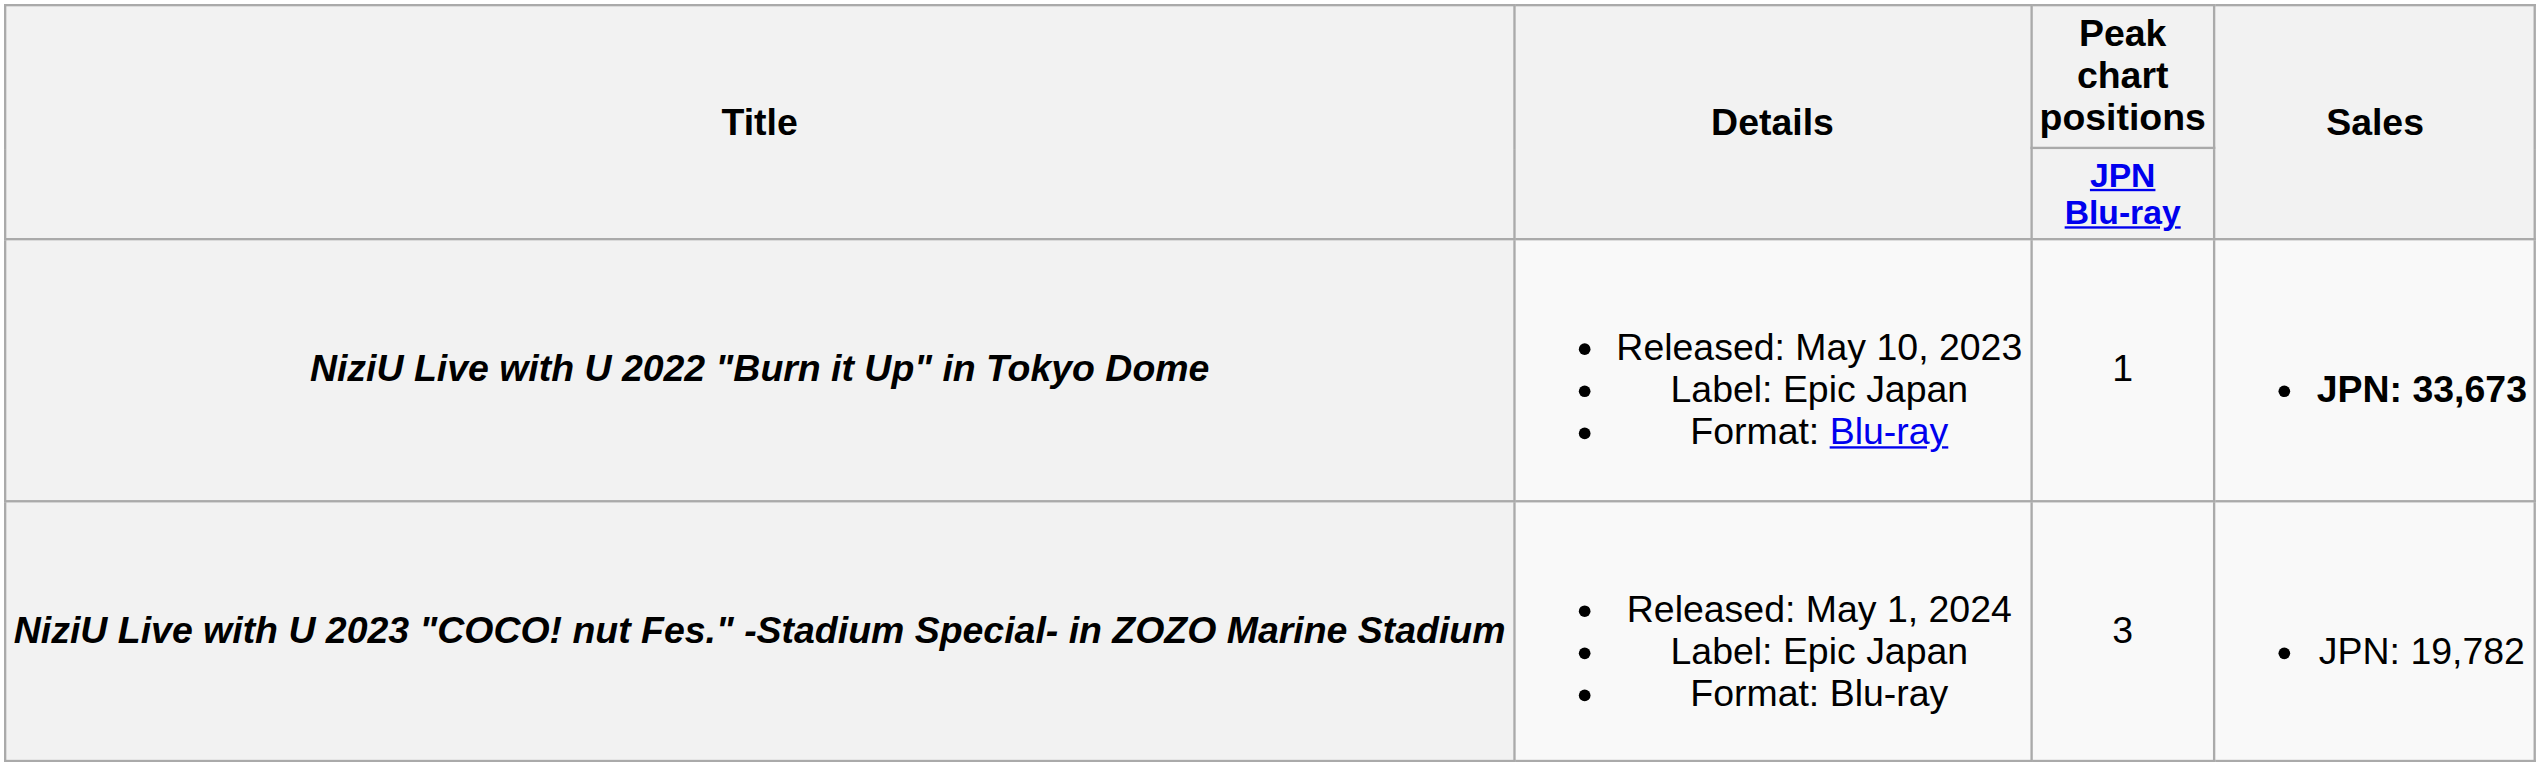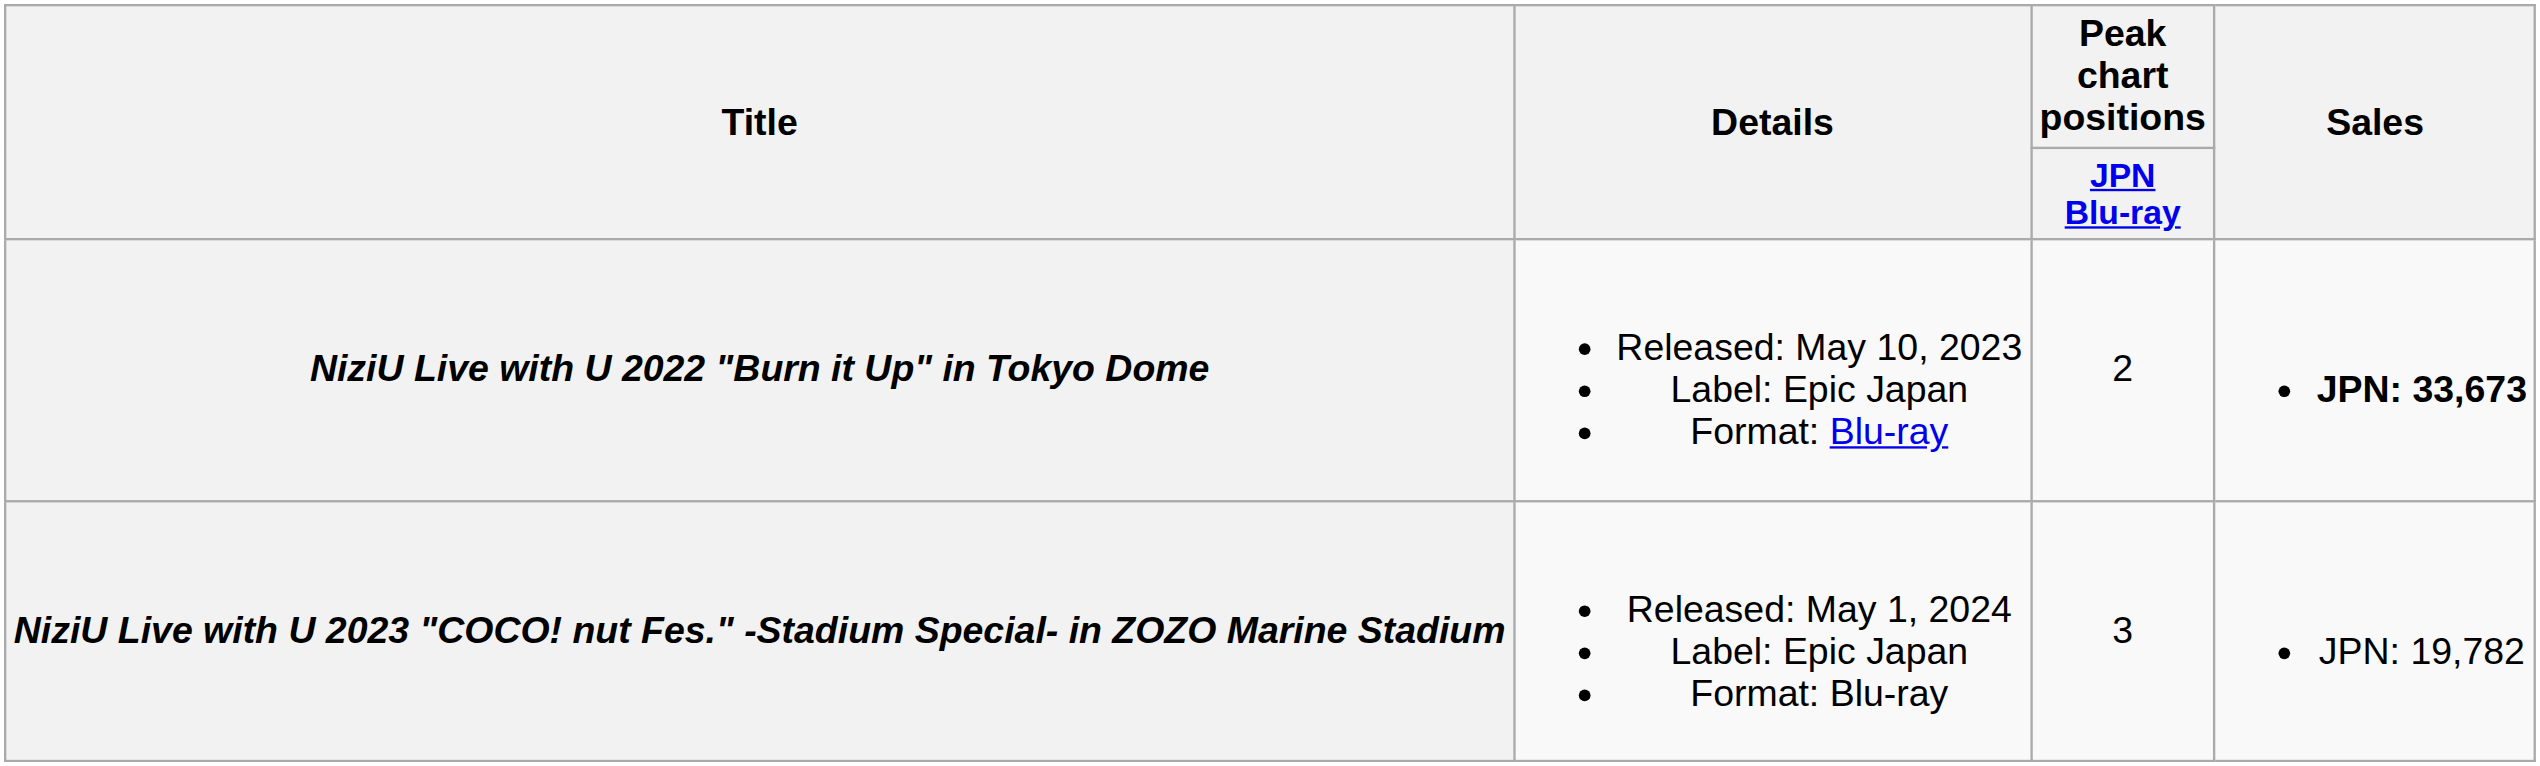(2123, 369) 1 -> (2123, 369) 2
